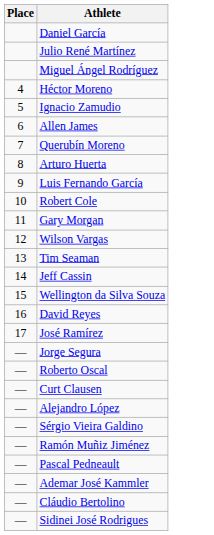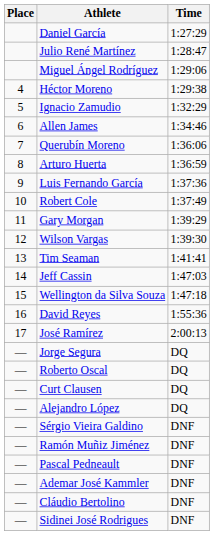+ column: (189, 13)
